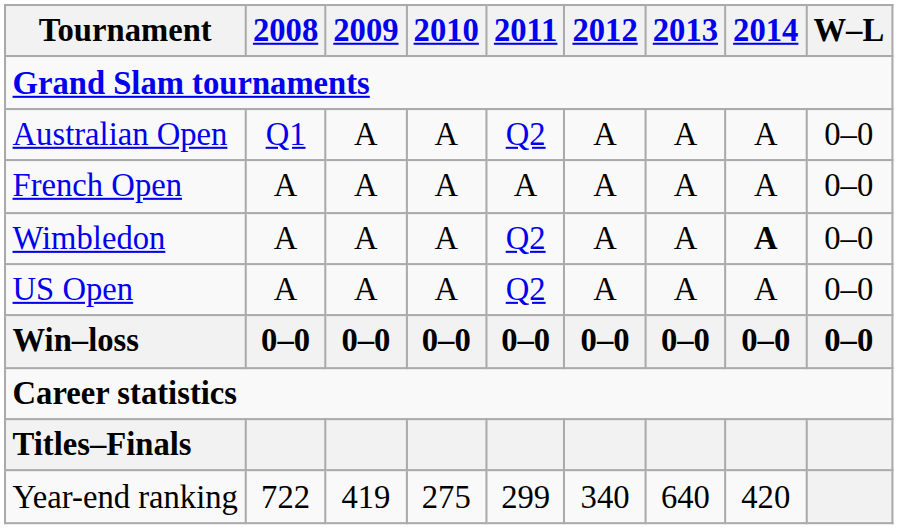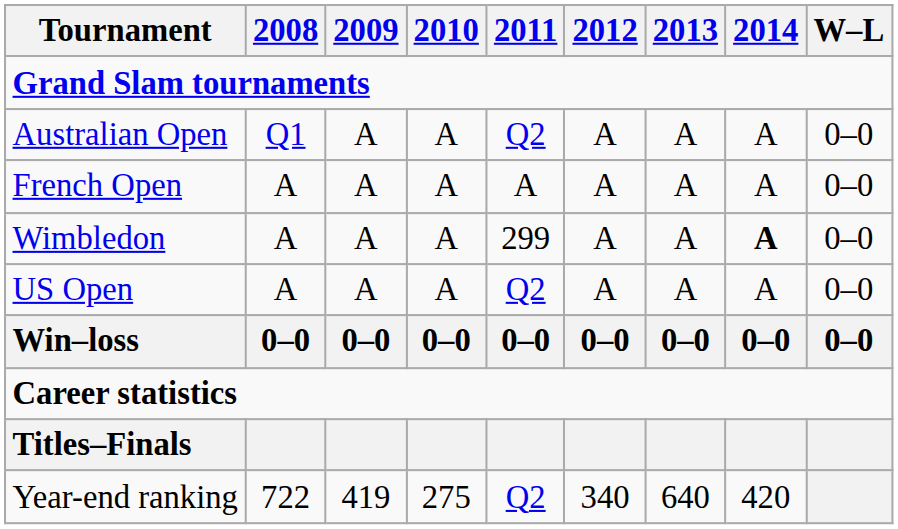(526, 237) Q2 -> (526, 237) 299
(526, 496) 299 -> (526, 496) Q2
